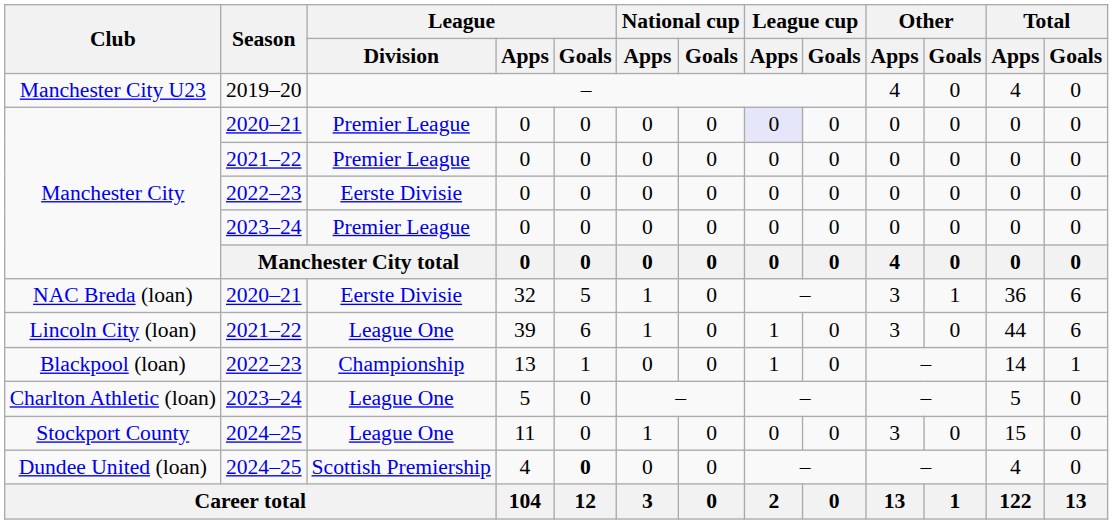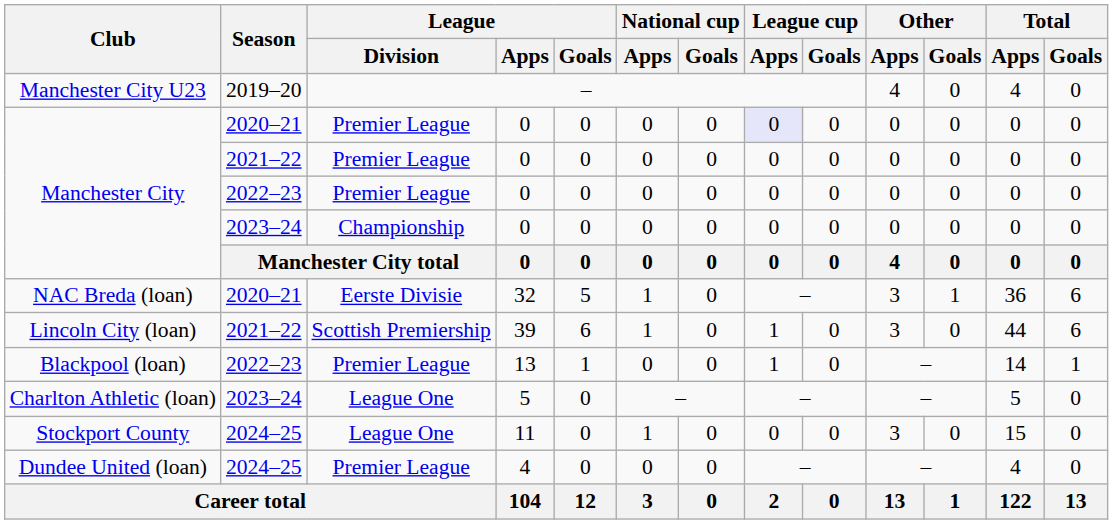(401, 192) Eerste Divisie -> (401, 192) Premier League
(401, 227) Premier League -> (401, 227) Championship
(401, 329) League One -> (401, 329) Scottish Premiership
(401, 364) Championship -> (401, 364) Premier League
(401, 466) Scottish Premiership -> (401, 466) Premier League
(585, 466) bold -> (585, 466) normal
